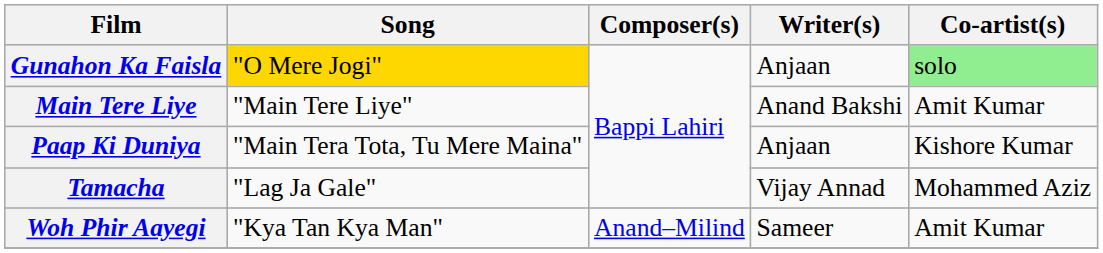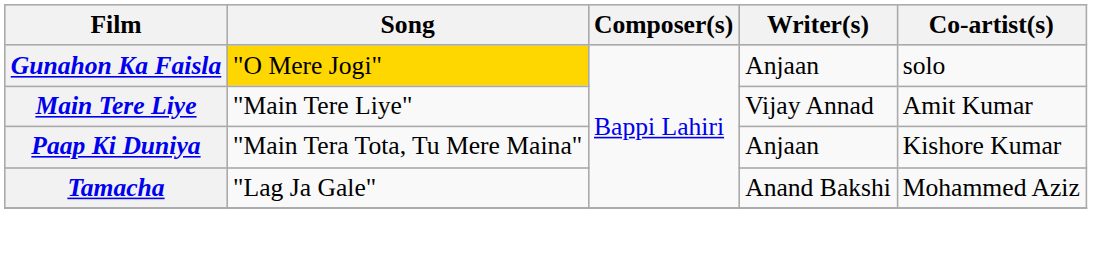(935, 65) lightgreen background -> (924, 65) no background
(829, 106) Anand Bakshi -> (809, 106) Vijay Annad
(821, 187) Vijay Annad -> (818, 187) Anand Bakshi
- row: (116, 227)
